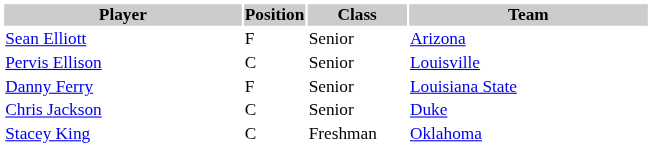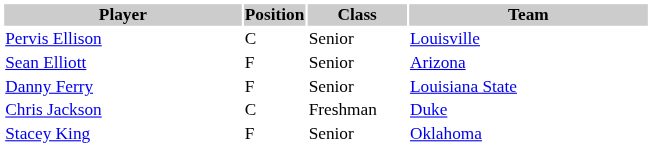rows swapped: (46, 38) <-> (53, 62)
(331, 109) Senior -> (343, 109) Freshman
(251, 133) C -> (250, 133) F
(343, 133) Freshman -> (331, 133) Senior
